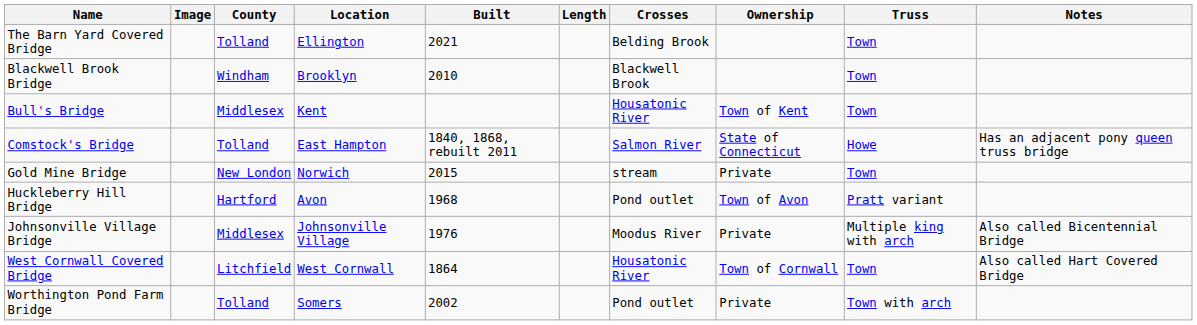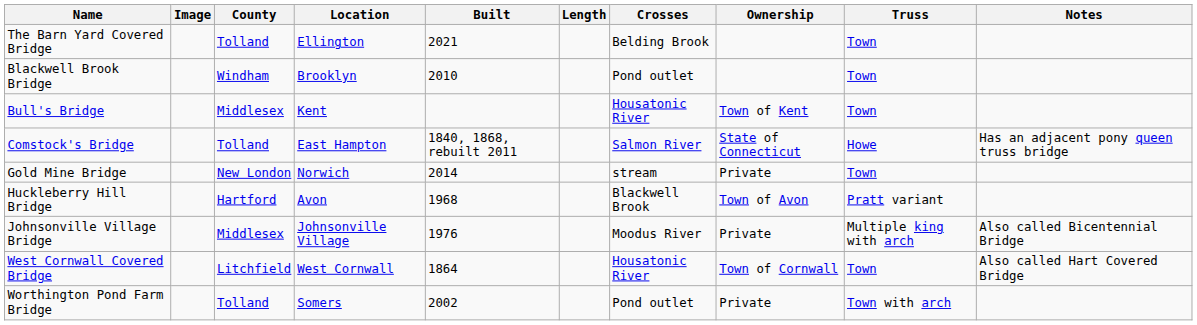(646, 76) Blackwell Brook -> (653, 76) Pond outlet
(443, 172) 2015 -> (443, 172) 2014
(653, 199) Pond outlet -> (646, 199) Blackwell Brook
